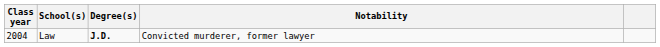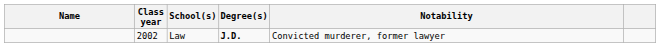+ column: (69, 16)
(17, 36) 2004 -> (147, 36) 2002
